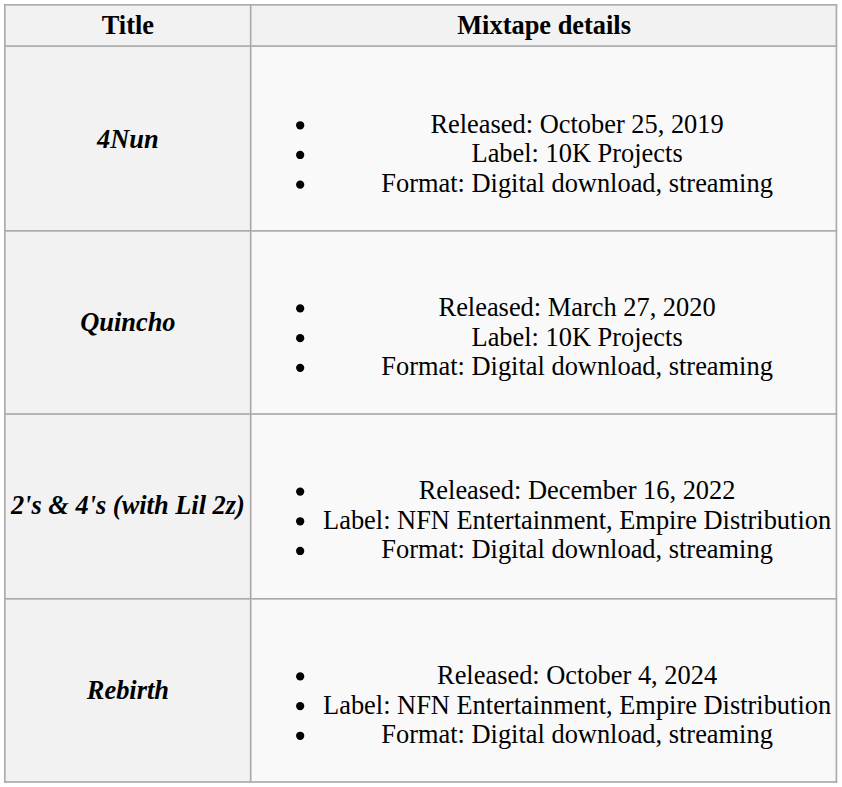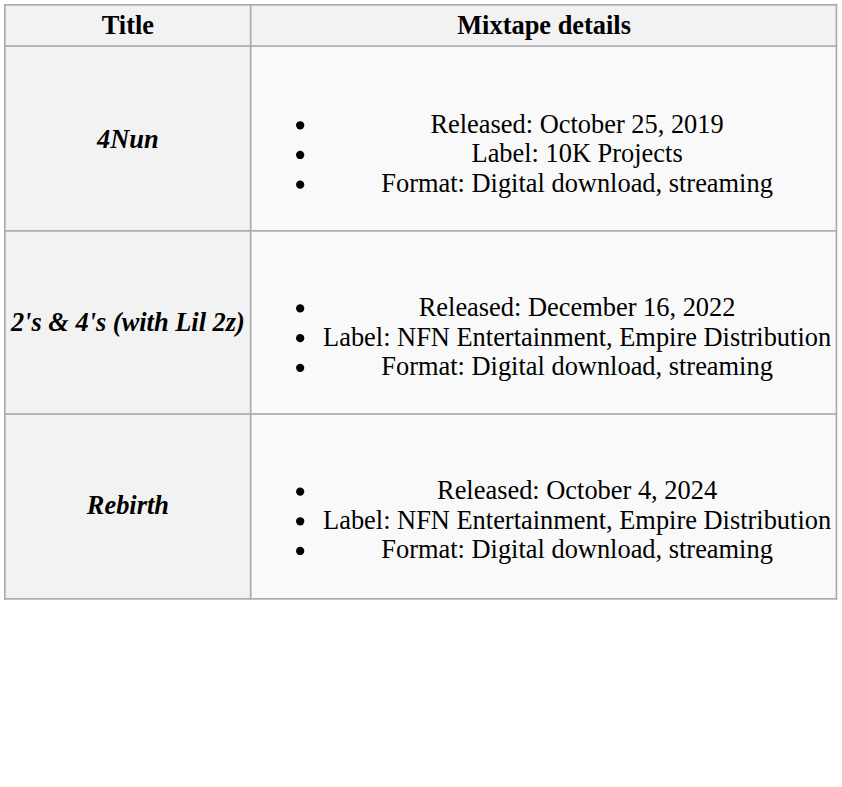- row: (128, 322)
